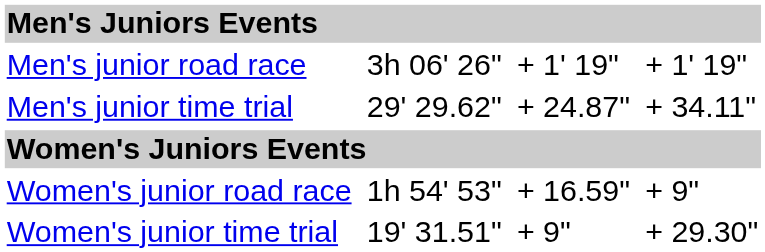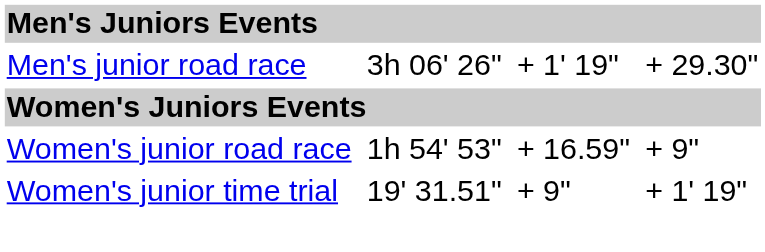(696, 65) + 1' 19" -> (702, 65) + 29.30"
- row: (150, 106)
(702, 232) + 29.30" -> (696, 190) + 1' 19"
